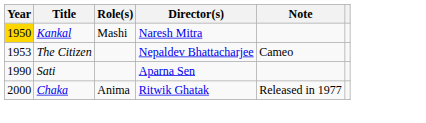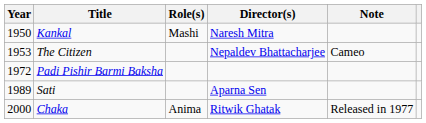(19, 33) gold background -> (19, 33) no background
+ row: (100, 71)
(19, 71) 1990 -> (19, 90) 1989
